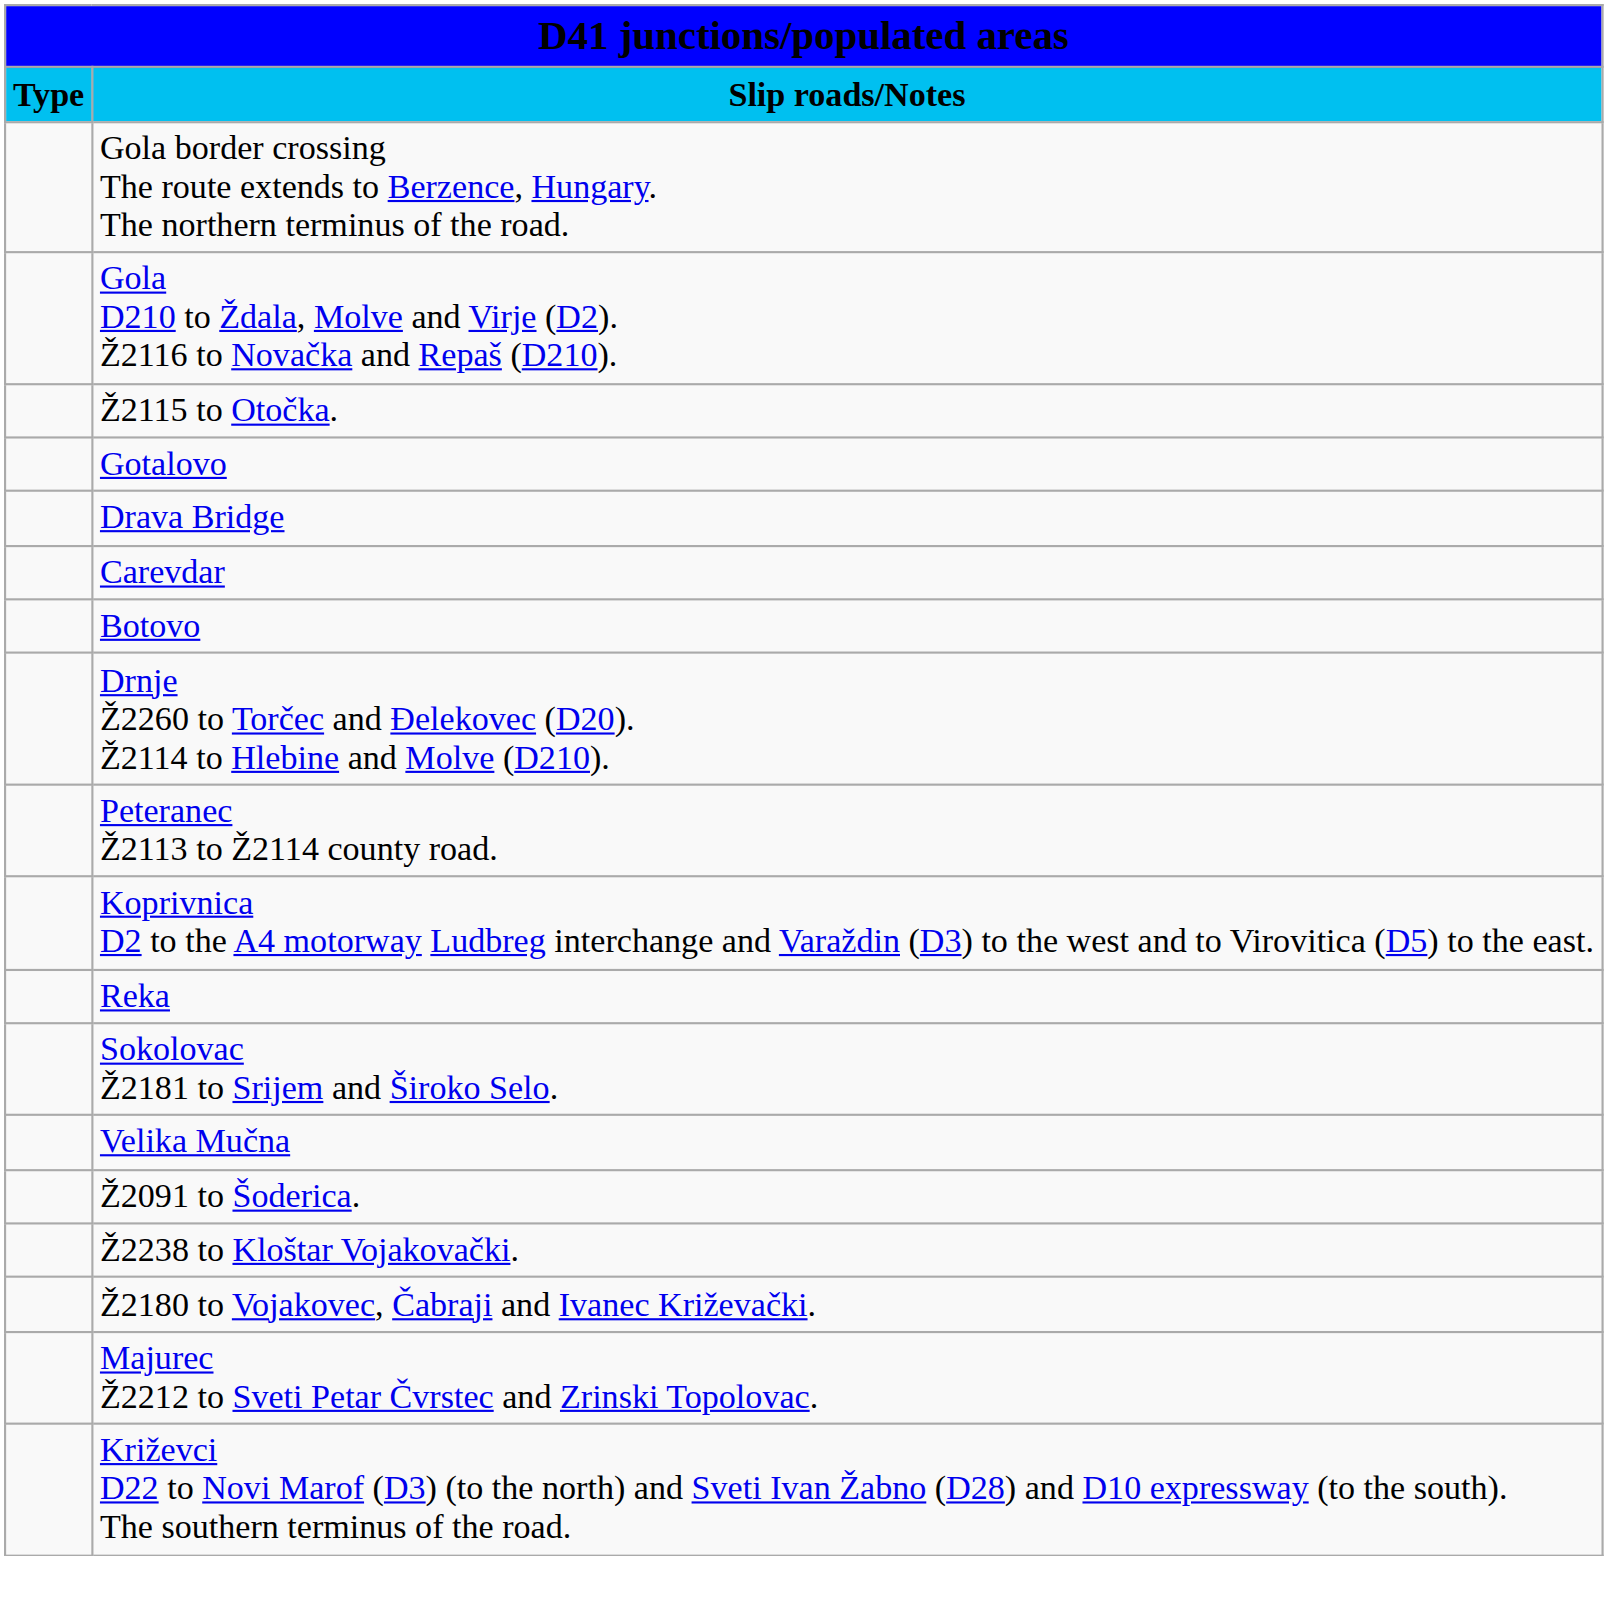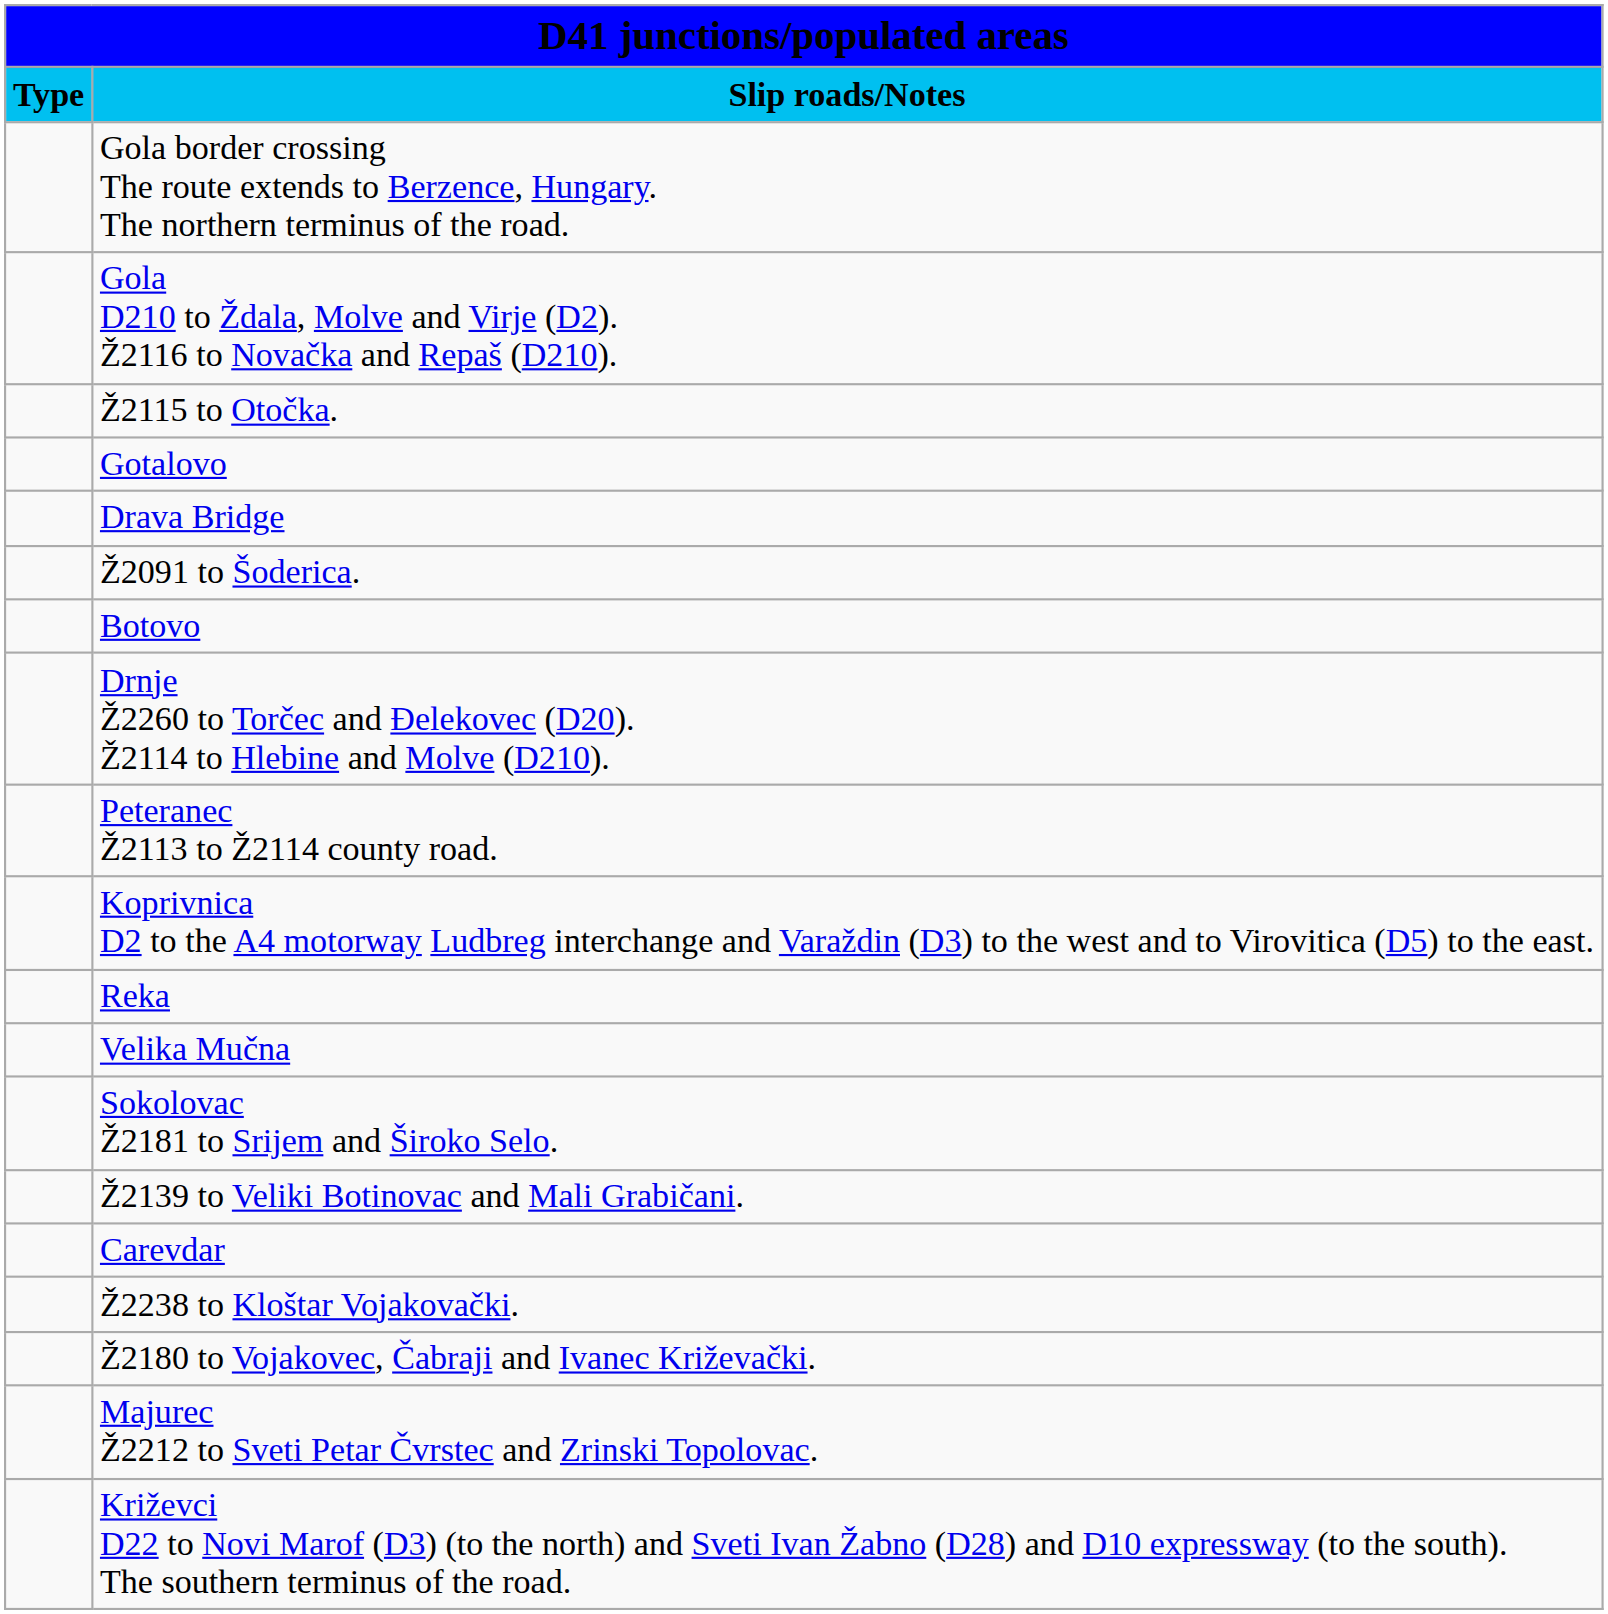rows swapped: (230, 1195) <-> (162, 571)
rows swapped: (195, 1141) <-> (329, 1068)
+ row: (422, 1195)
